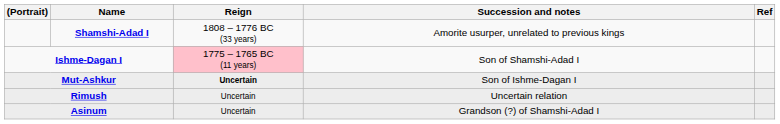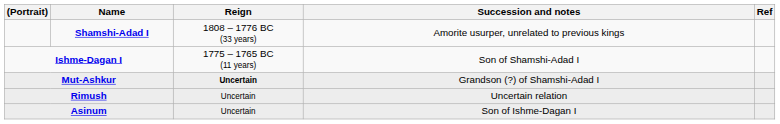(238, 59) pink background -> (238, 59) no background
(529, 80) Son of Ishme-Dagan I -> (529, 80) Grandson (?) of Shamshi-Adad I
(529, 111) Grandson (?) of Shamshi-Adad I -> (529, 111) Son of Ishme-Dagan I
